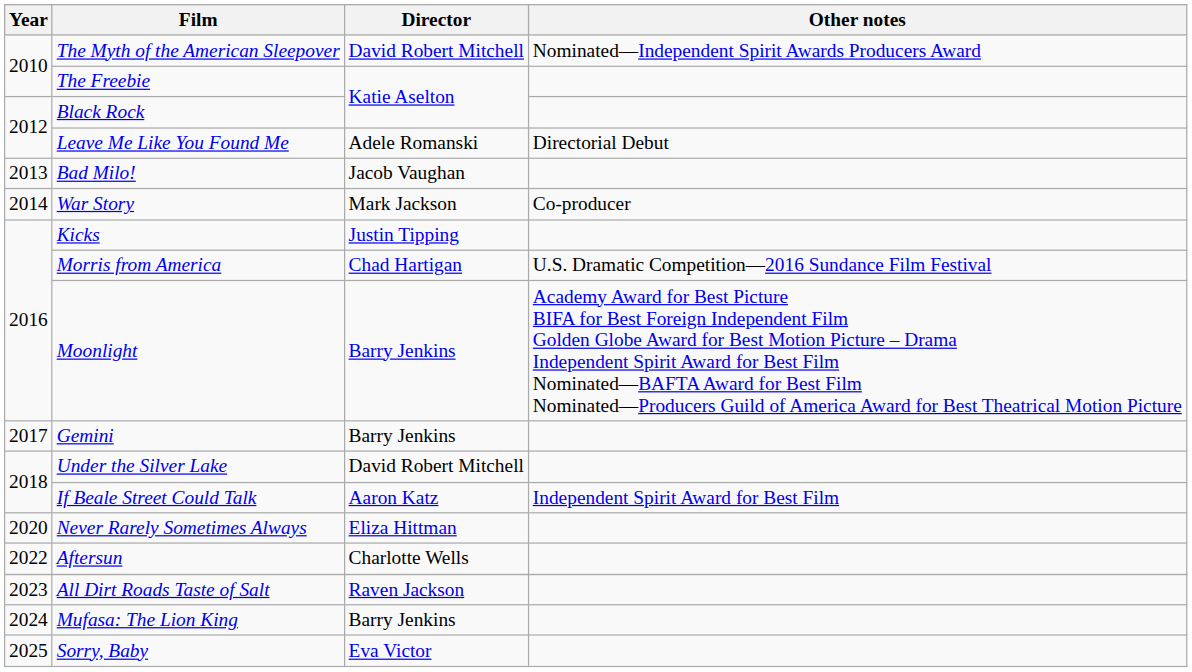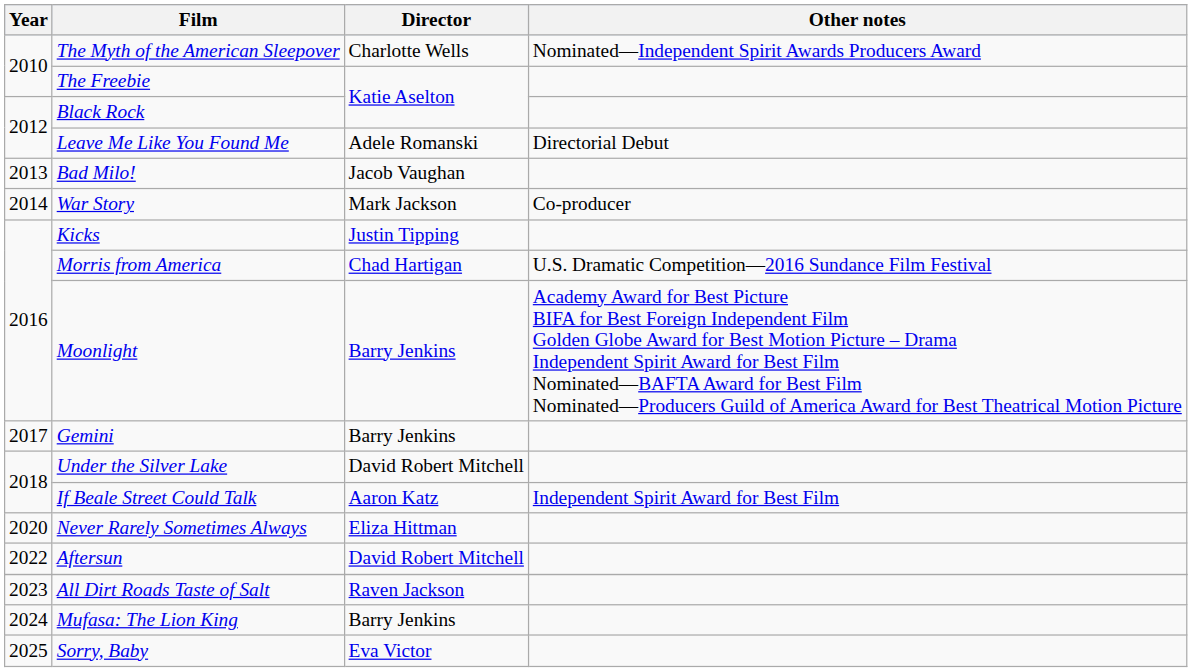(436, 50) David Robert Mitchell -> (409, 50) Charlotte Wells
(409, 558) Charlotte Wells -> (436, 558) David Robert Mitchell
